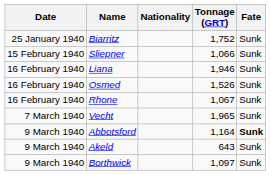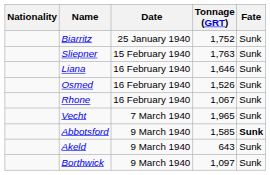columns swapped: (46, 17) <-> (165, 17)
(223, 54) 1,066 -> (223, 54) 1,763
(223, 69) 1,946 -> (223, 69) 1,646
(223, 131) 1,164 -> (223, 131) 1,585
